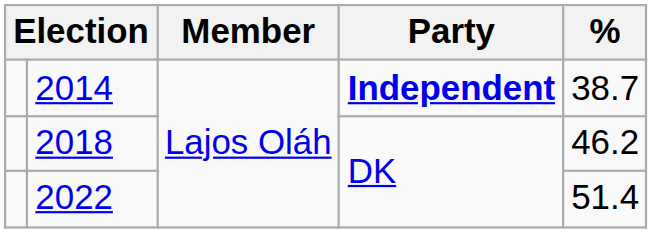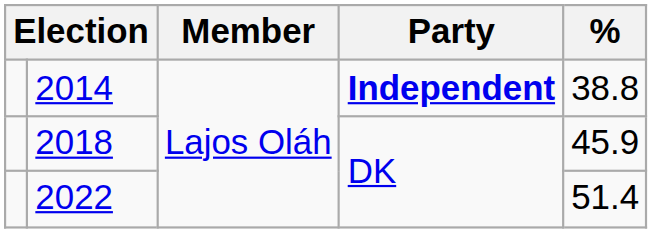(605, 87) 38.7 -> (605, 87) 38.8
(605, 142) 46.2 -> (605, 142) 45.9
